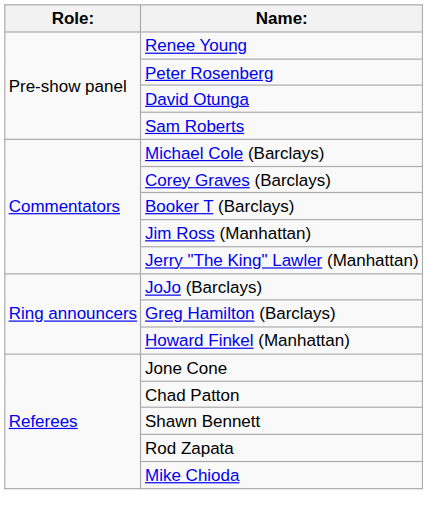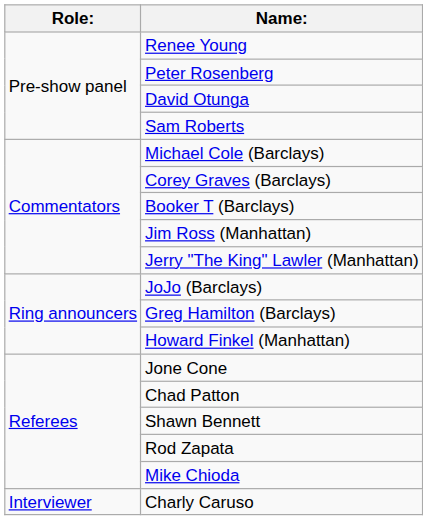+ row: (199, 502)
